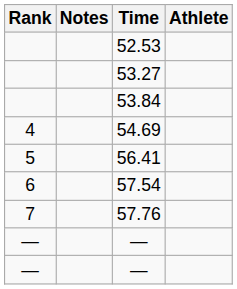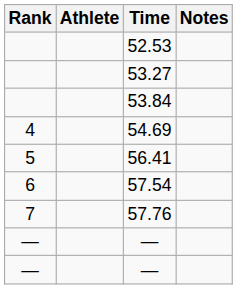columns swapped: (199, 18) <-> (84, 18)
